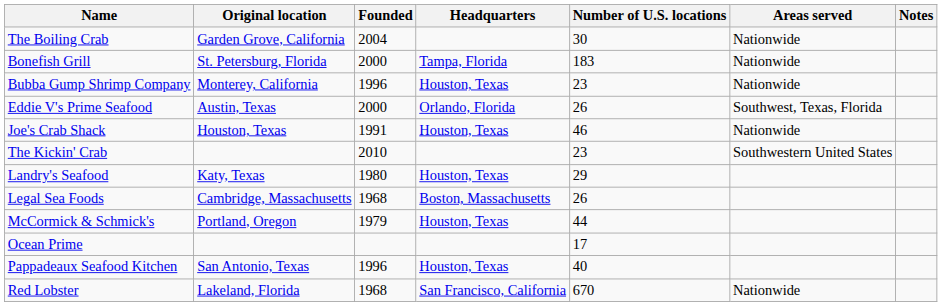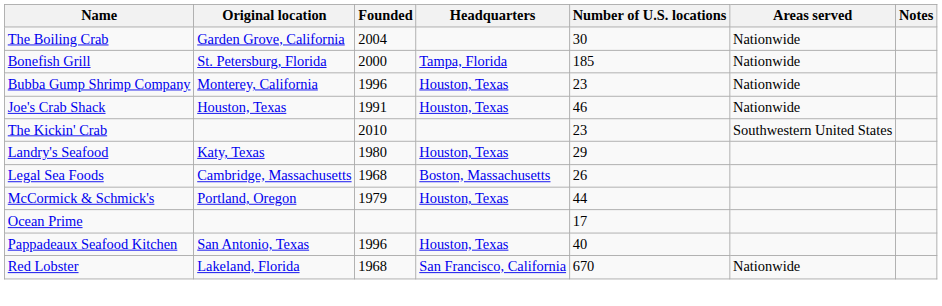(583, 61) 183 -> (583, 61) 185
- row: (80, 107)
